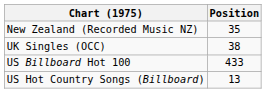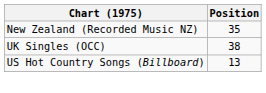- row: (69, 63)
